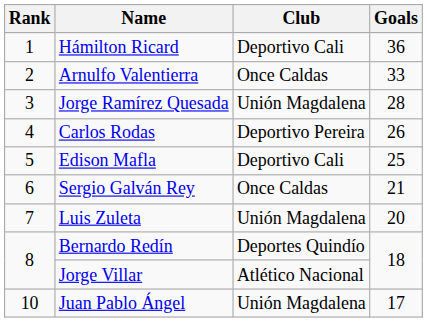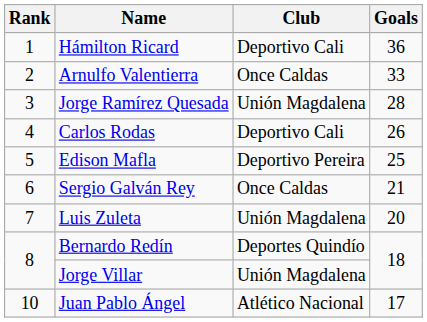(301, 132) Deportivo Pereira -> (290, 132) Deportivo Cali
(290, 160) Deportivo Cali -> (301, 160) Deportivo Pereira
(300, 274) Atlético Nacional -> (301, 274) Unión Magdalena
(301, 302) Unión Magdalena -> (300, 302) Atlético Nacional
